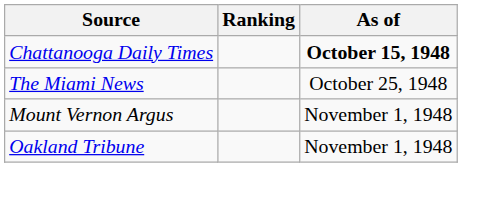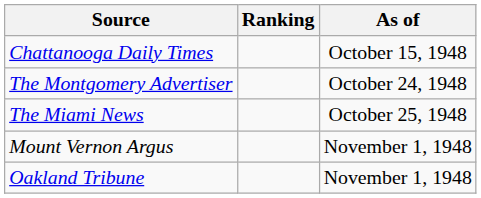(378, 51) bold -> (398, 51) normal
+ row: (121, 83)
